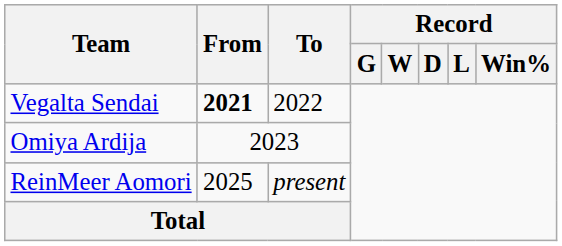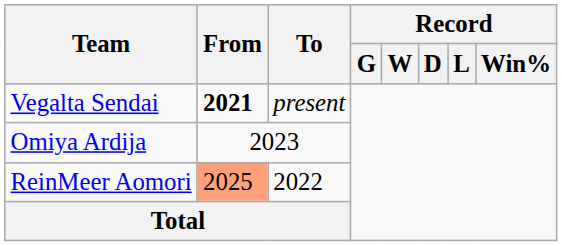(298, 102) 2022 -> (309, 102) present
(228, 181) no background -> (228, 181) lightsalmon background
(309, 181) present -> (298, 181) 2022
